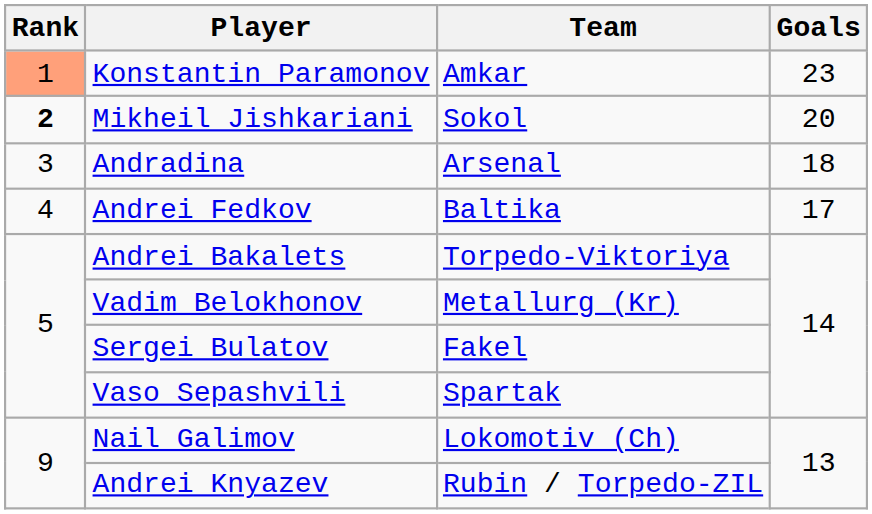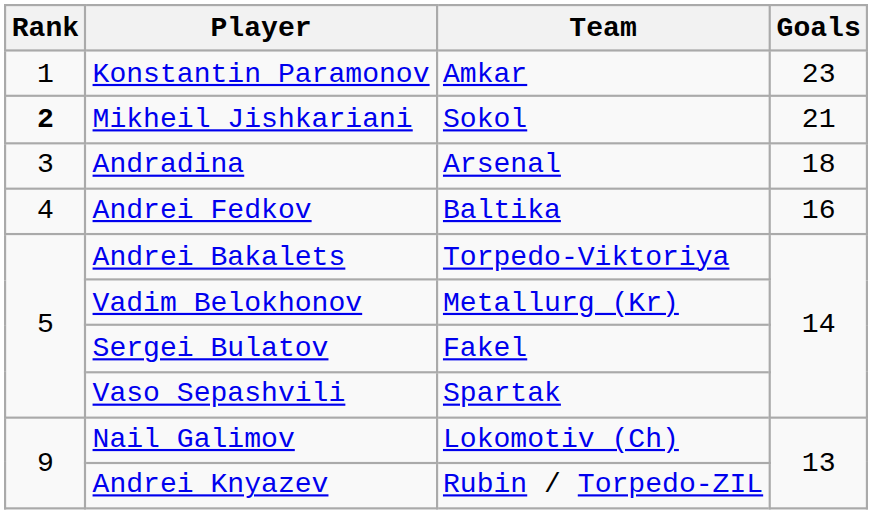(45, 74) lightsalmon background -> (45, 74) no background
(819, 119) 20 -> (819, 119) 21
(819, 211) 17 -> (819, 211) 16
